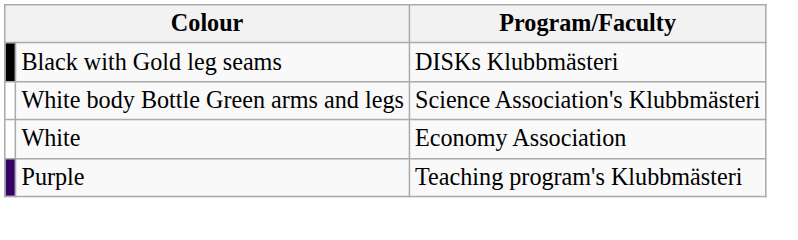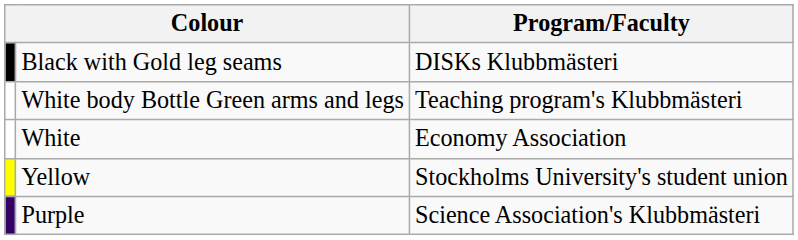(588, 100) Science Association's Klubbmästeri -> (579, 100) Teaching program's Klubbmästeri
+ row: (56, 176)
(579, 176) Teaching program's Klubbmästeri -> (588, 215) Science Association's Klubbmästeri
